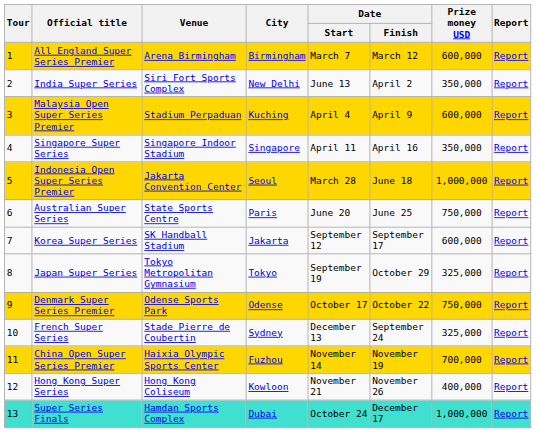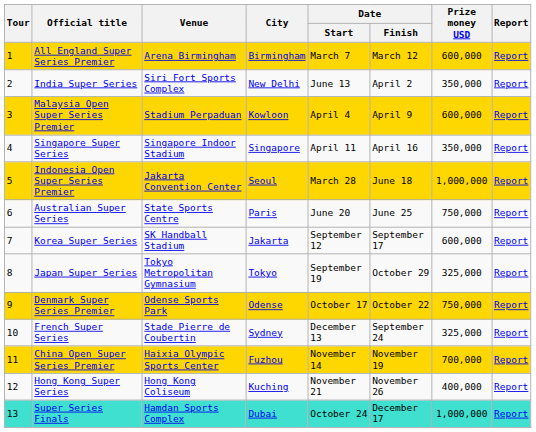(268, 116) Kuching -> (268, 116) Kowloon
(268, 387) Kowloon -> (268, 387) Kuching
